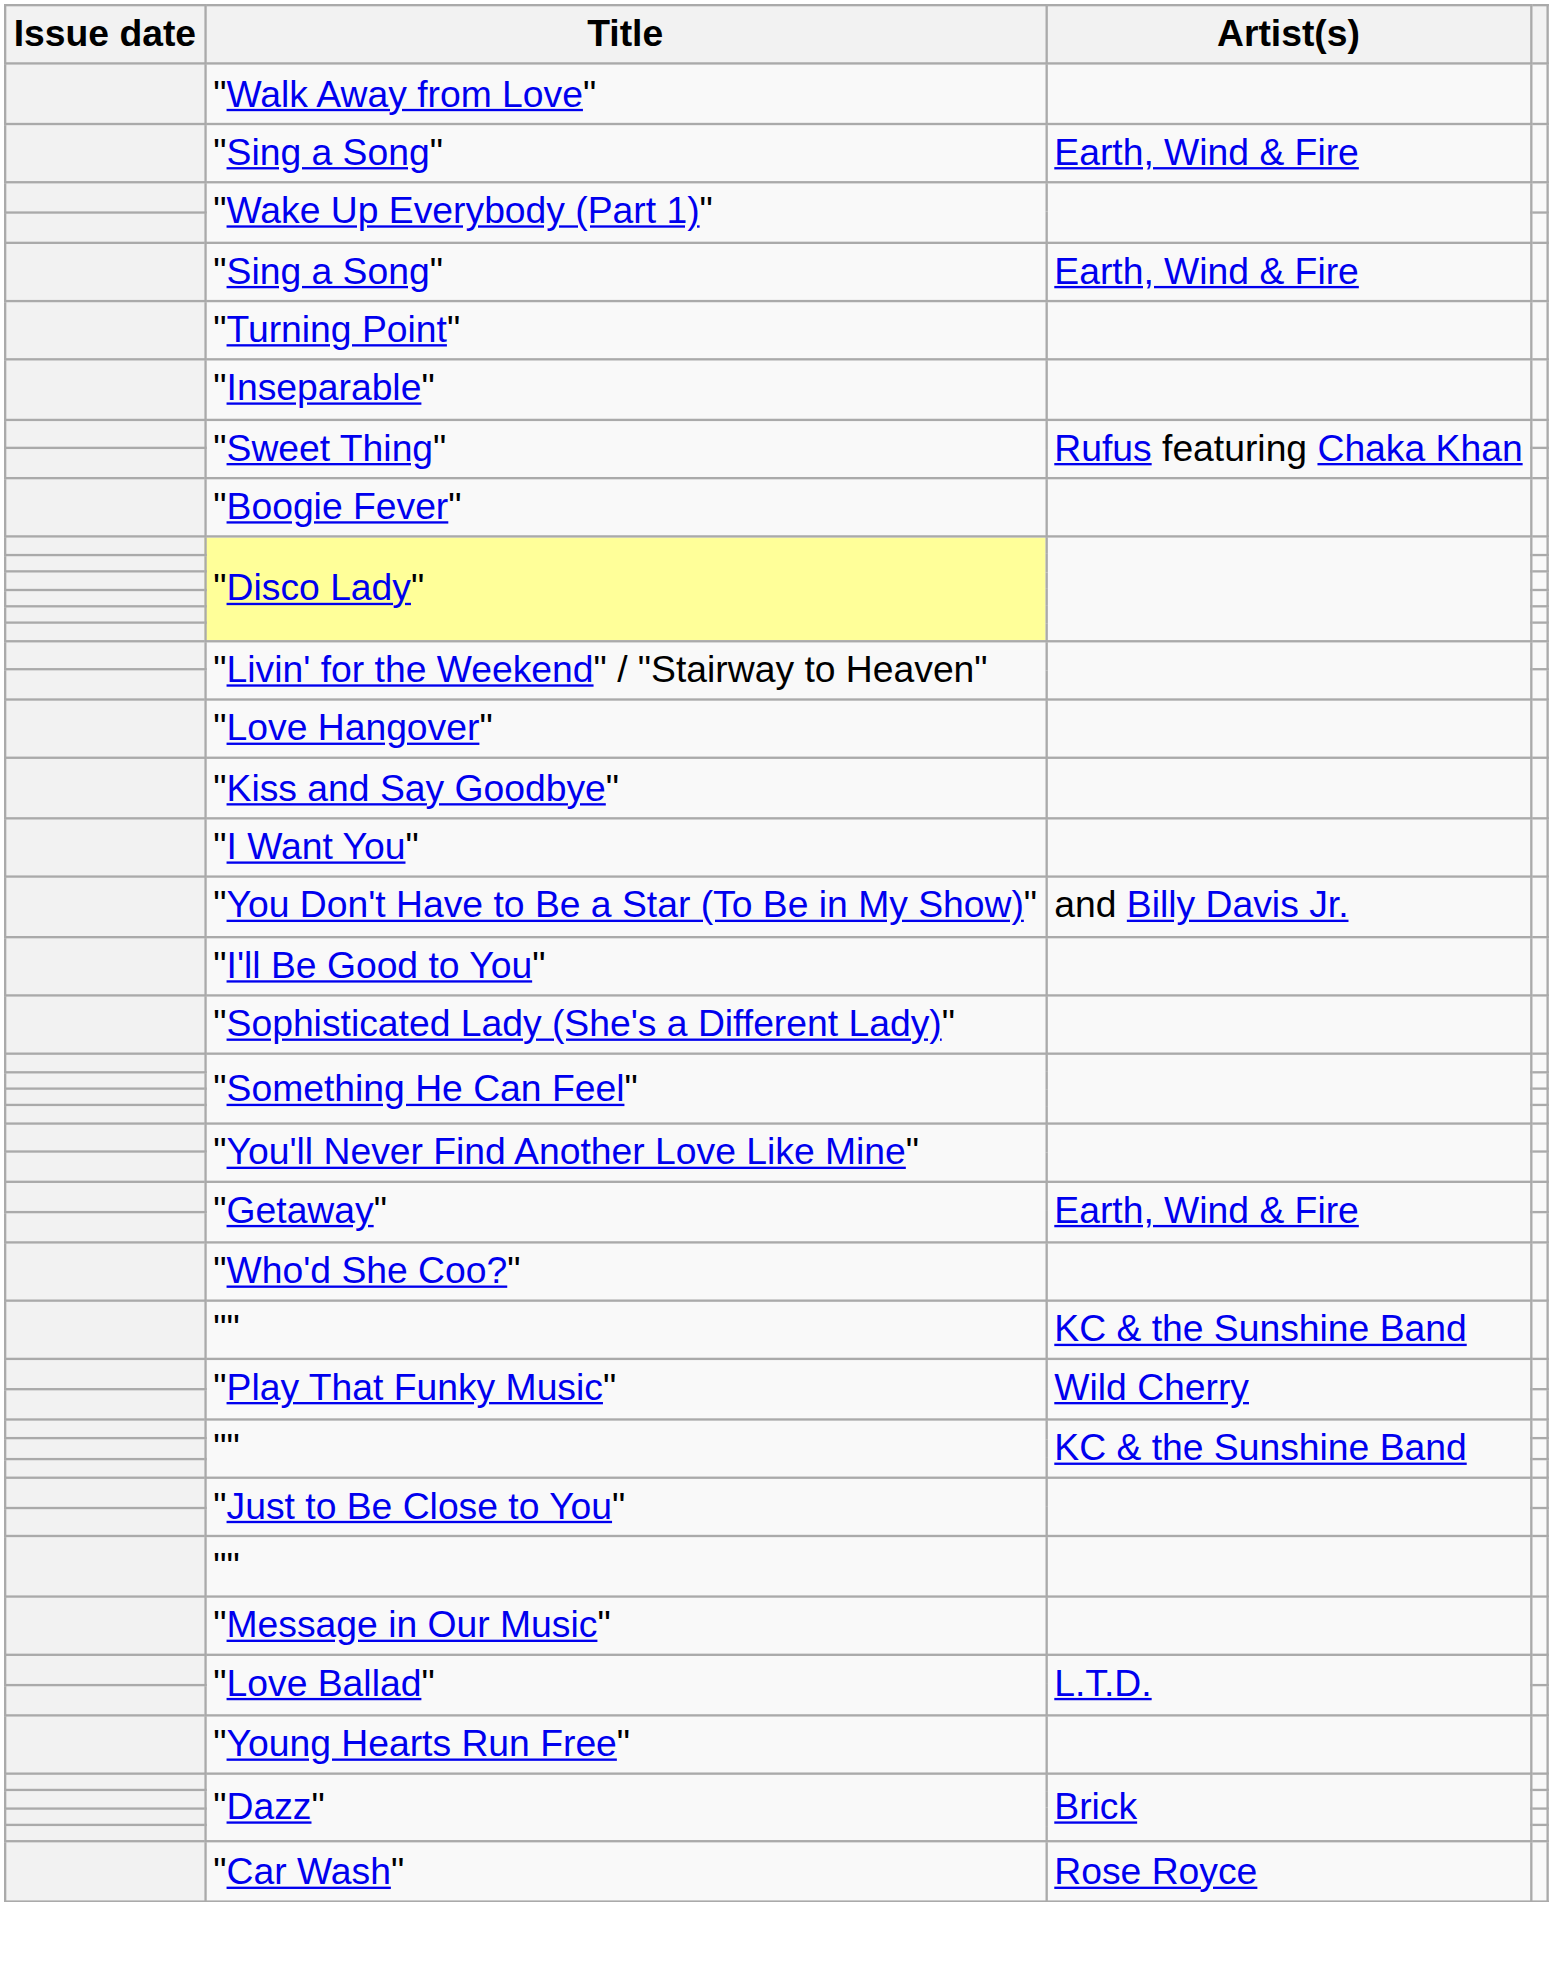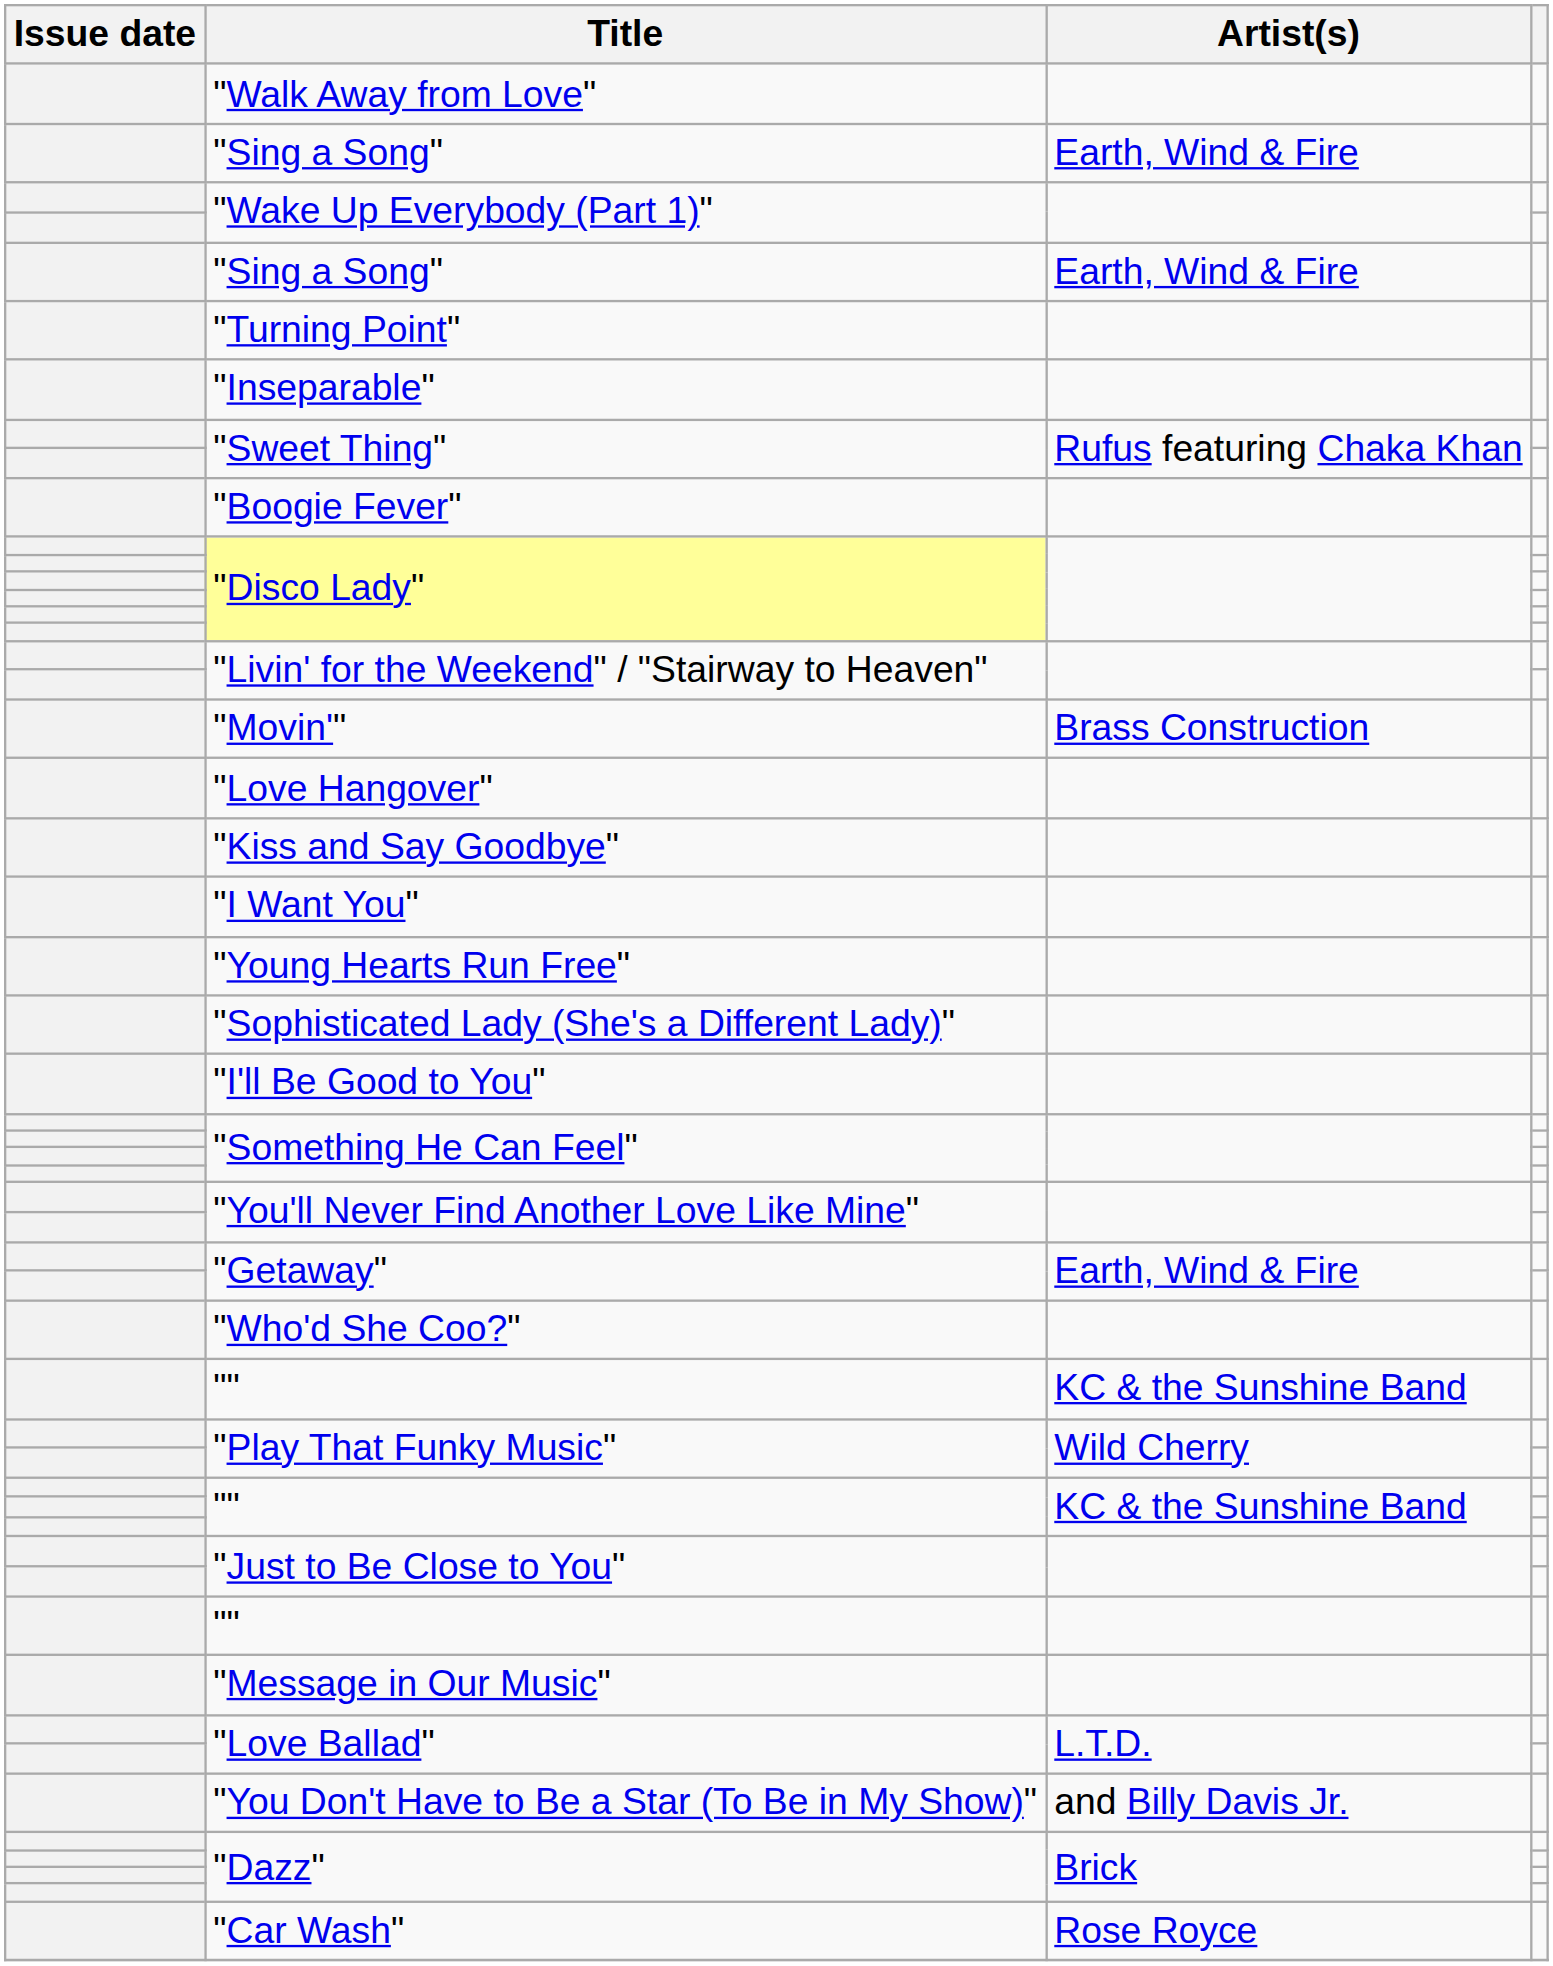+ row: (280, 728)
rows swapped: (422, 1743) <-> (625, 905)
rows swapped: (379, 964) <-> (584, 1024)
